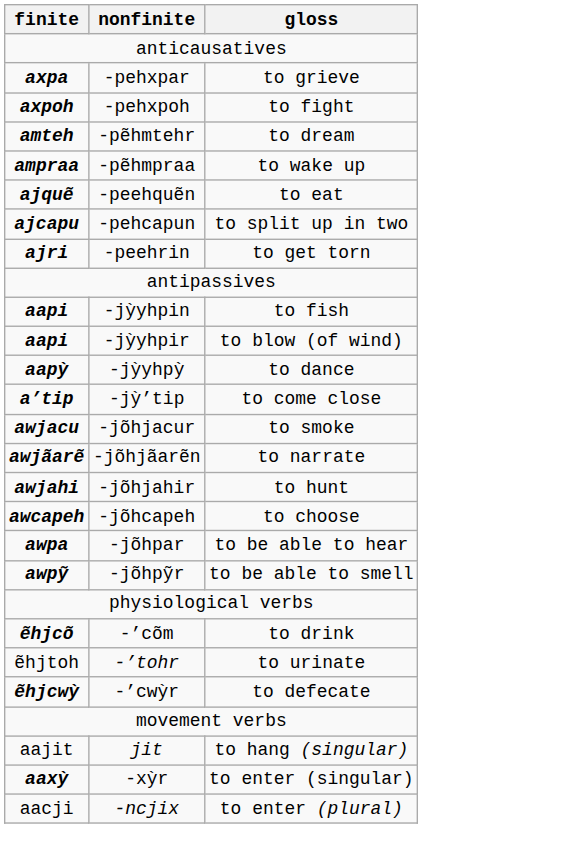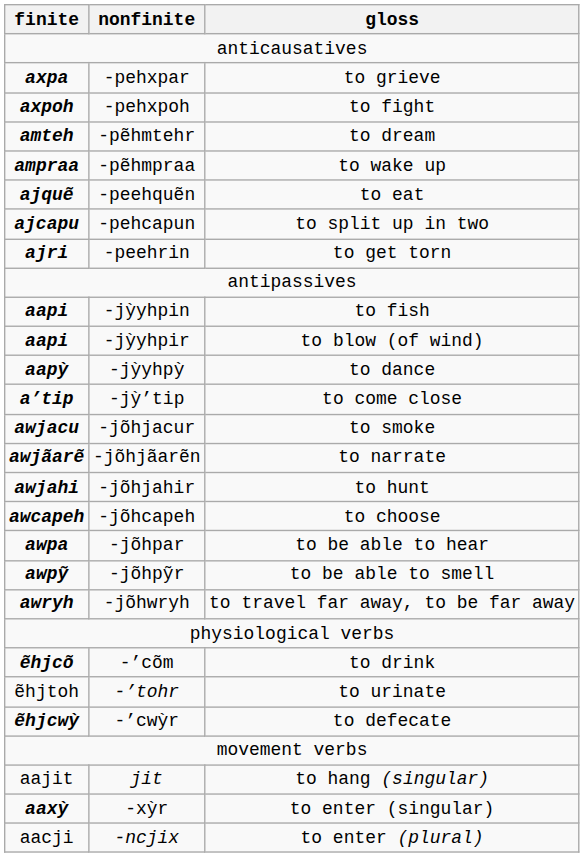+ row: (147, 604)
